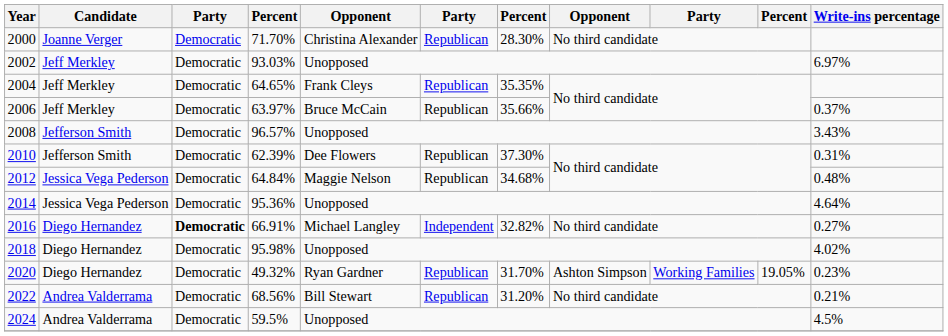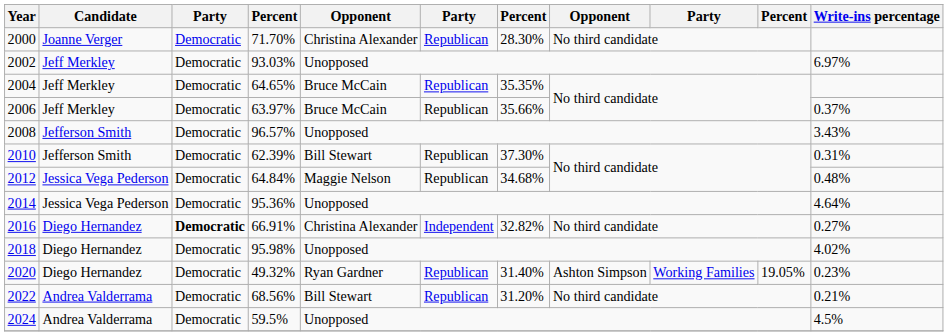(338, 86) Frank Cleys -> (345, 86) Bruce McCain
(340, 156) Dee Flowers -> (338, 156) Bill Stewart
(352, 225) Michael Langley -> (361, 225) Christina Alexander
(522, 272) 31.70% -> (522, 272) 31.40%
